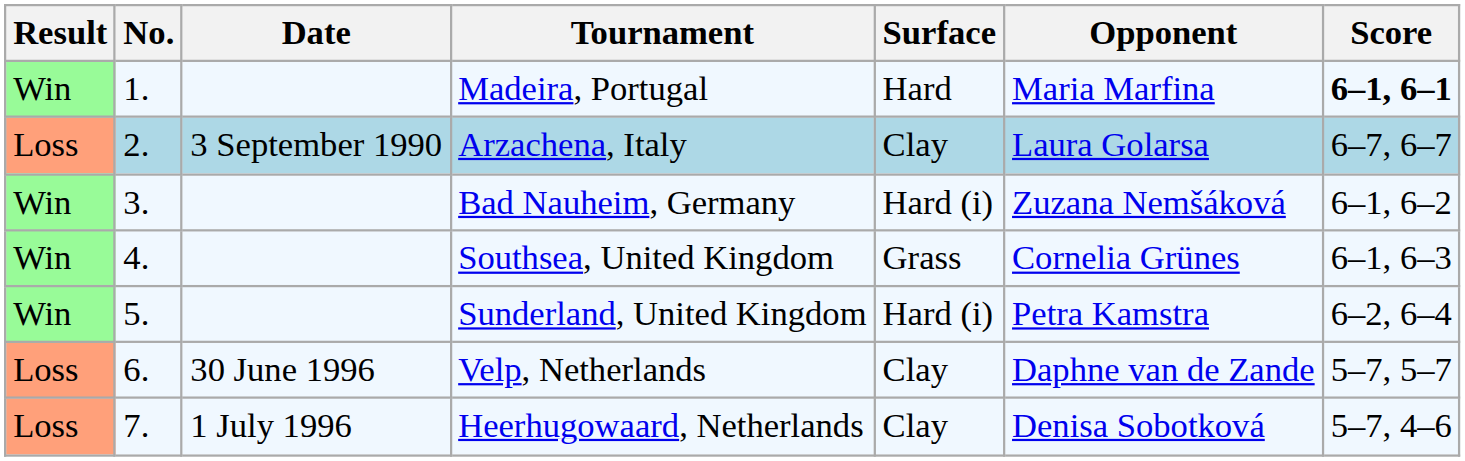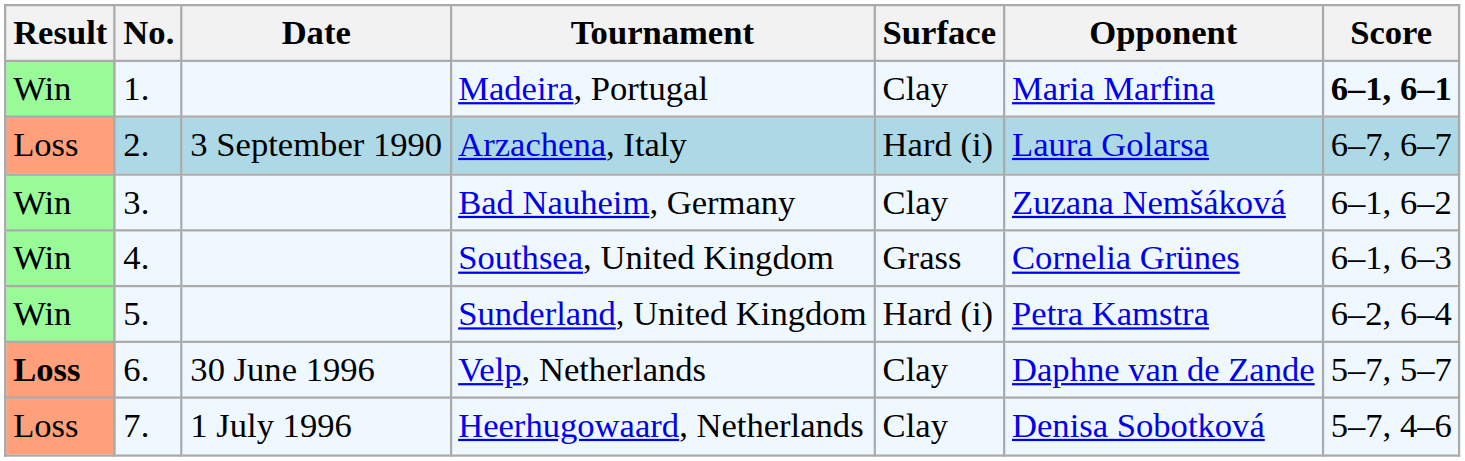(917, 88) Hard -> (915, 88) Clay
(915, 144) Clay -> (938, 144) Hard (i)
(938, 200) Hard (i) -> (915, 200) Clay
(46, 369) normal -> (47, 369) bold
